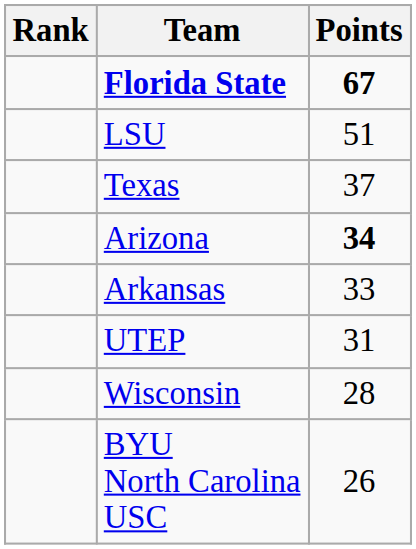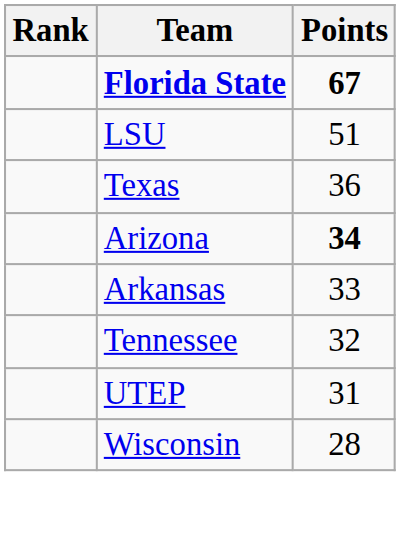(359, 185) 37 -> (345, 185) 36
+ row: (171, 340)
- row: (202, 481)
